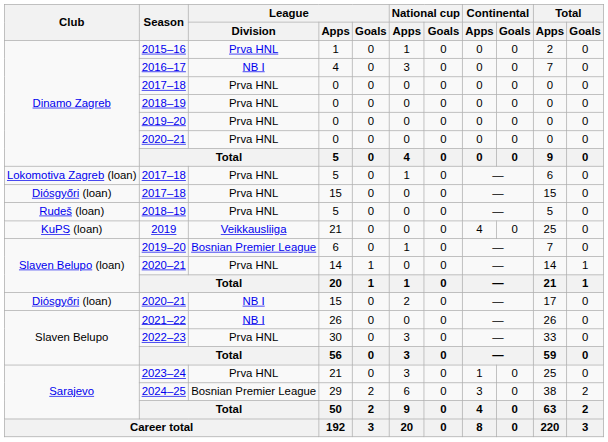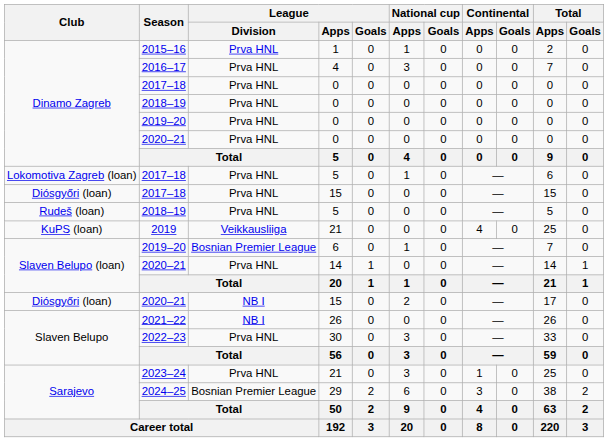(254, 67) NB I -> (254, 67) Prva HNL
